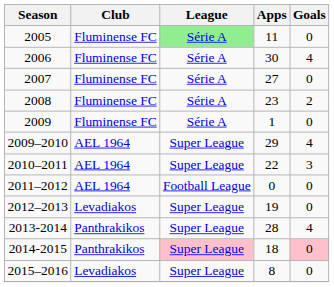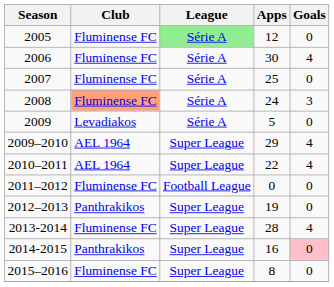(272, 36) 11 -> (272, 36) 12
(272, 79) 27 -> (272, 79) 25
(115, 100) no background -> (115, 100) lightsalmon background
(272, 100) 23 -> (272, 100) 24
(309, 100) 2 -> (309, 100) 3
(115, 121) Fluminense FC -> (105, 121) Levadiakos
(272, 121) 1 -> (272, 121) 5
(309, 164) 3 -> (309, 164) 4
(102, 185) AEL 1964 -> (115, 185) Fluminense FC
(105, 206) Levadiakos -> (109, 206) Panthrakikos
(109, 228) Panthrakikos -> (115, 228) Fluminense FC
(207, 249) pink background -> (207, 249) no background
(272, 249) 18 -> (272, 249) 16
(105, 270) Levadiakos -> (115, 270) Fluminense FC
